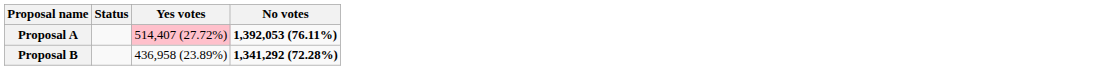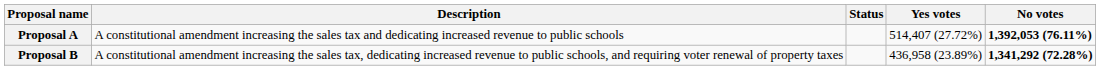+ column: (469, 14)
(181, 34) pink background -> (936, 34) no background
